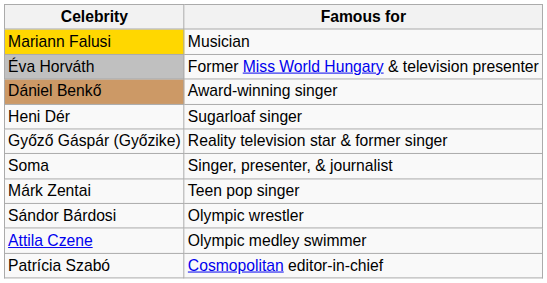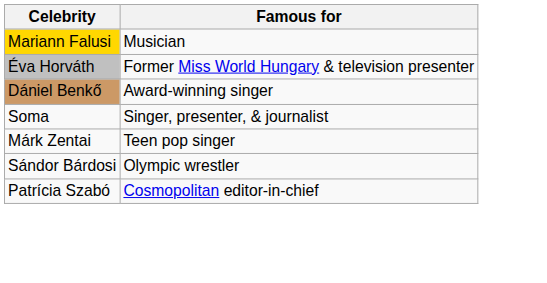- row: (39, 116)
- row: (94, 141)
- row: (50, 240)
